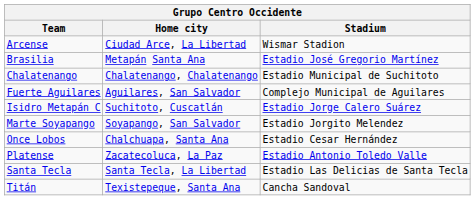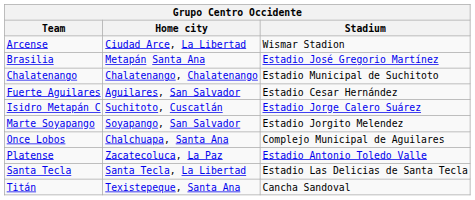(354, 92) Complejo Municipal de Aguilares -> (330, 92) Estadio Cesar Hernández
(330, 139) Estadio Cesar Hernández -> (354, 139) Complejo Municipal de Aguilares
